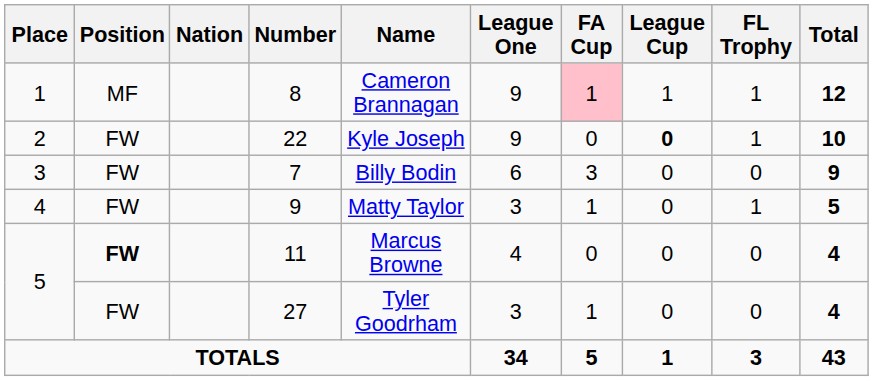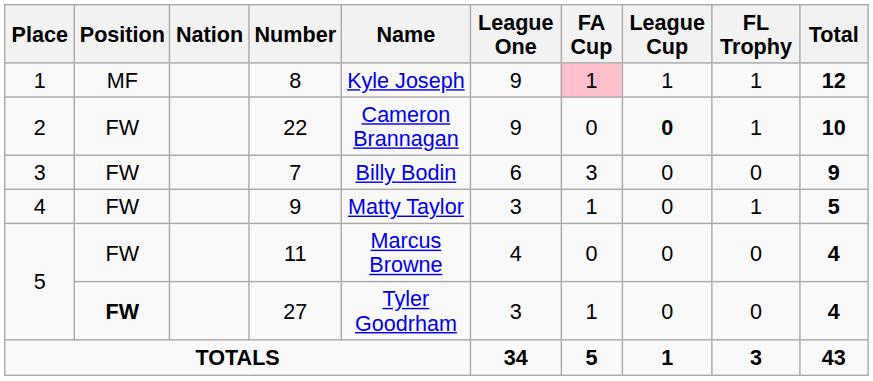(406, 92) Cameron Brannagan -> (406, 80) Kyle Joseph
(406, 139) Kyle Joseph -> (406, 127) Cameron Brannagan
(122, 253) bold -> (122, 253) normal
(122, 311) normal -> (122, 311) bold
